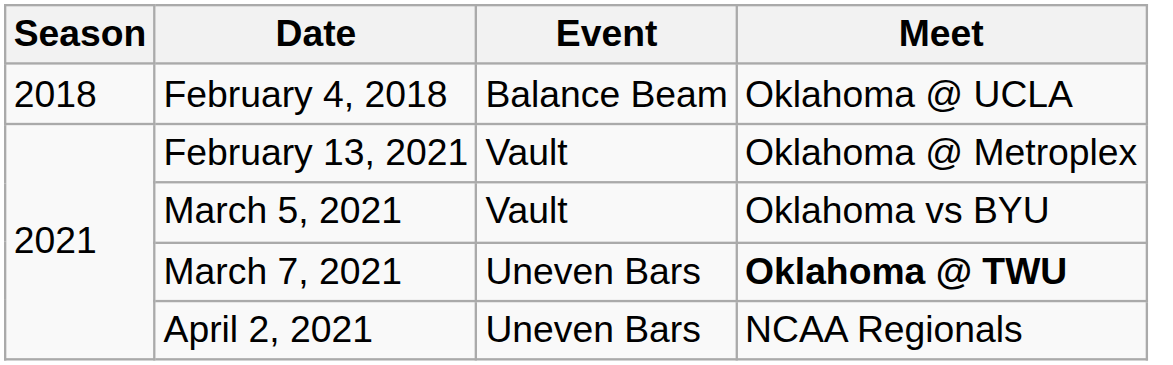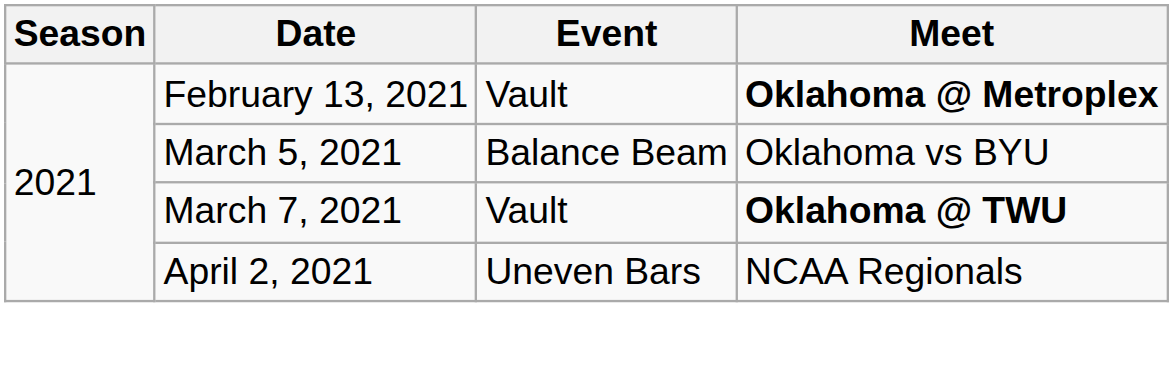- row: (306, 93)
(941, 152) normal -> (952, 93) bold
(527, 211) Vault -> (607, 152) Balance Beam
(593, 270) Uneven Bars -> (527, 211) Vault
